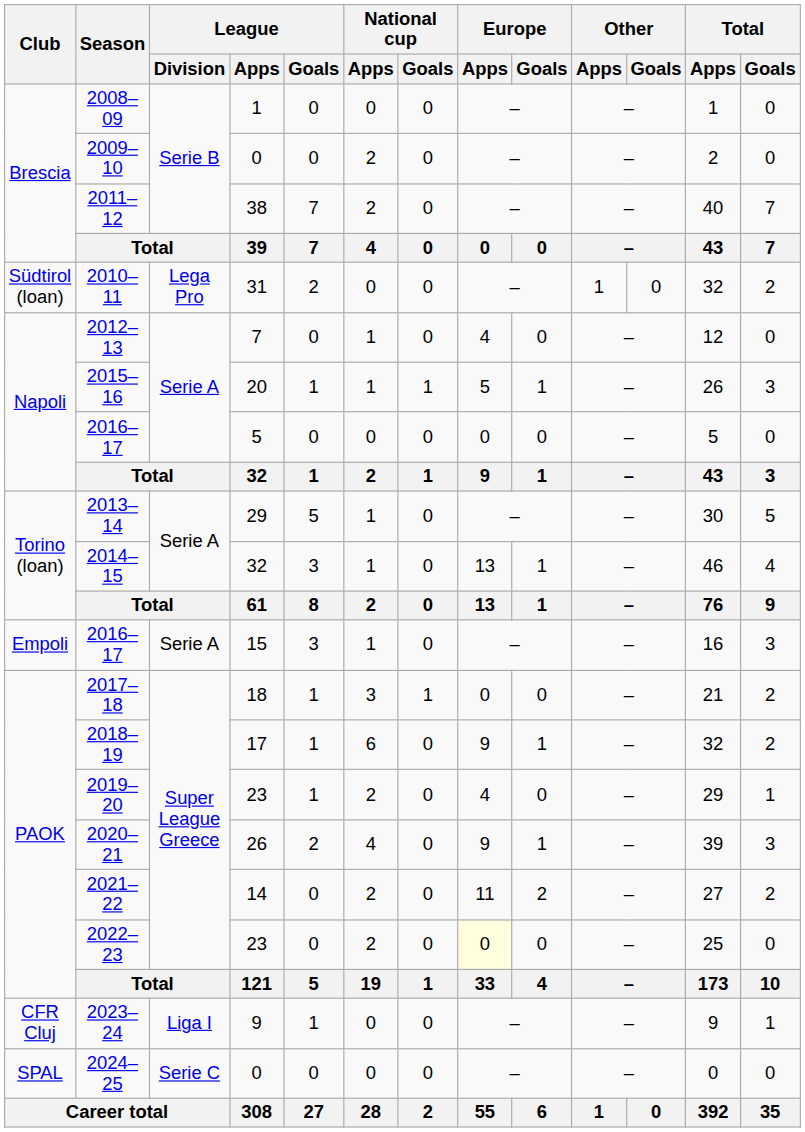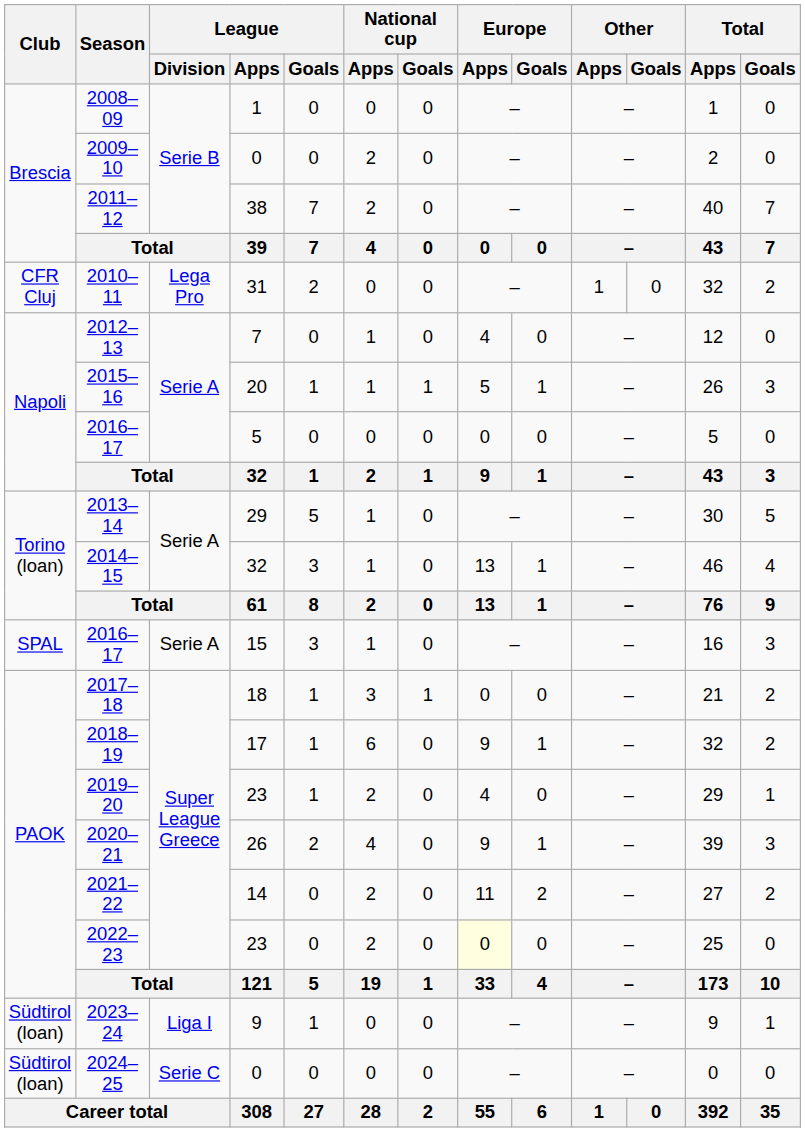(40, 287) Südtirol (loan) -> (40, 287) CFR Cluj
(40, 644) Empoli -> (40, 644) SPAL
(40, 1023) CFR Cluj -> (40, 1023) Südtirol (loan)
(40, 1073) SPAL -> (40, 1073) Südtirol (loan)
